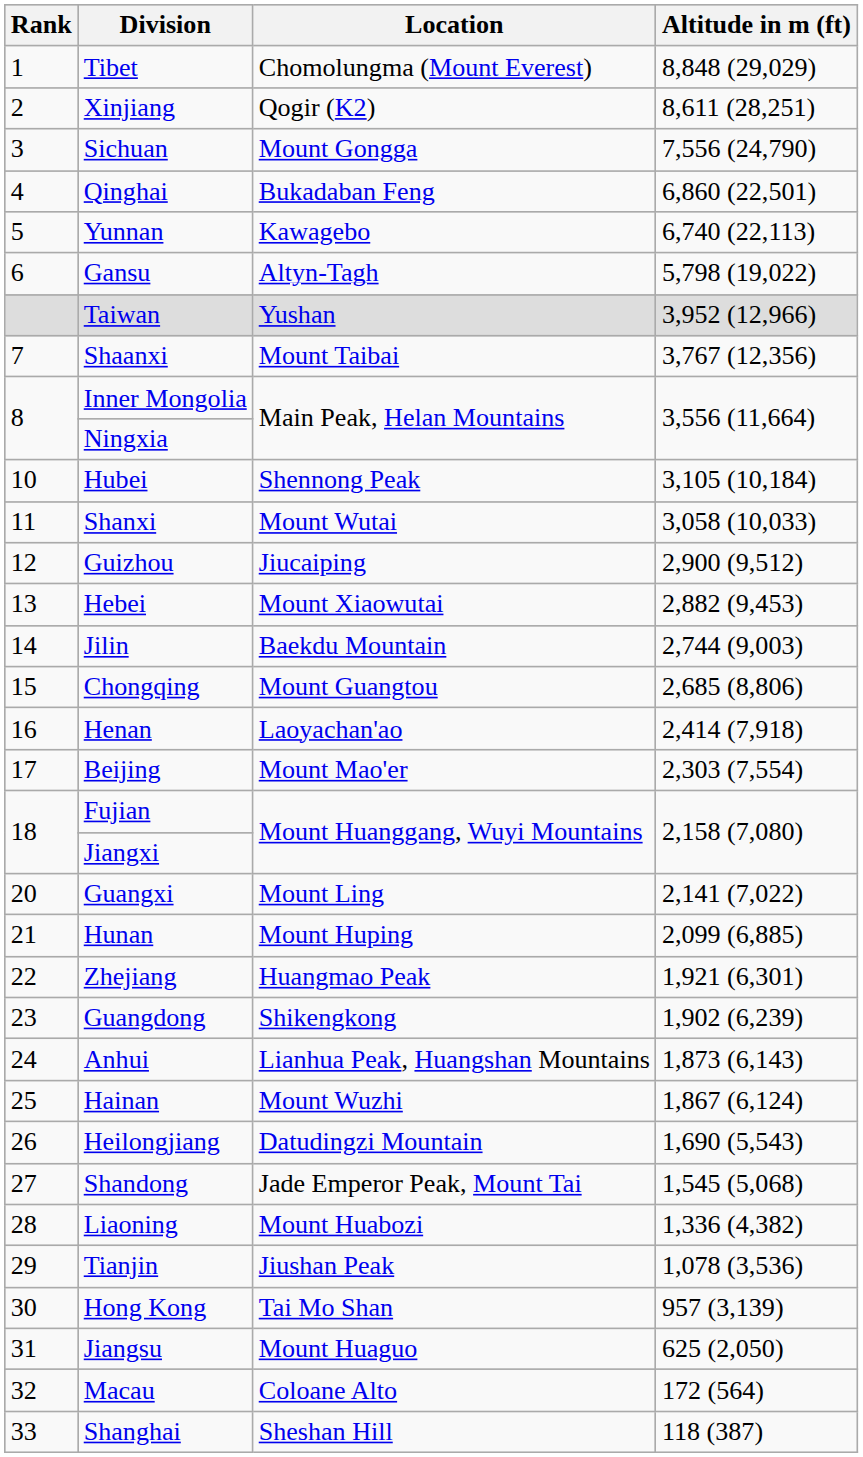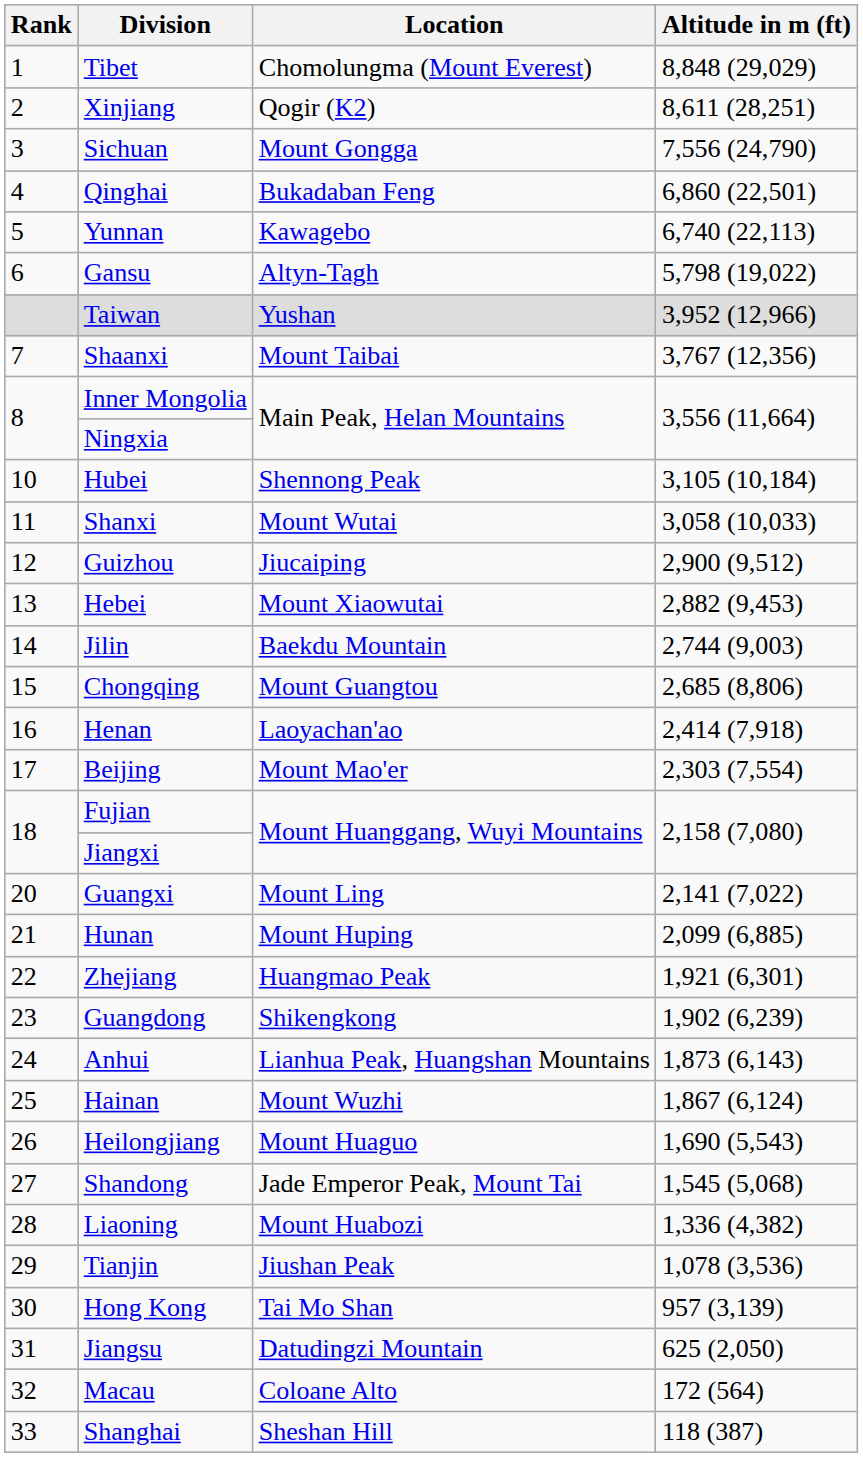(371, 1141) Datudingzi Mountain -> (338, 1141) Mount Huaguo
(338, 1348) Mount Huaguo -> (371, 1348) Datudingzi Mountain
